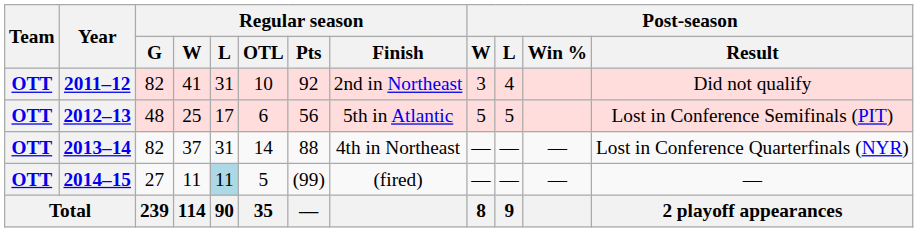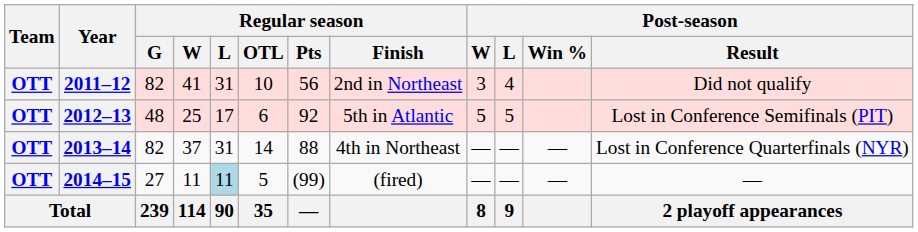(309, 84) 92 -> (309, 84) 56
(309, 116) 56 -> (309, 116) 92
